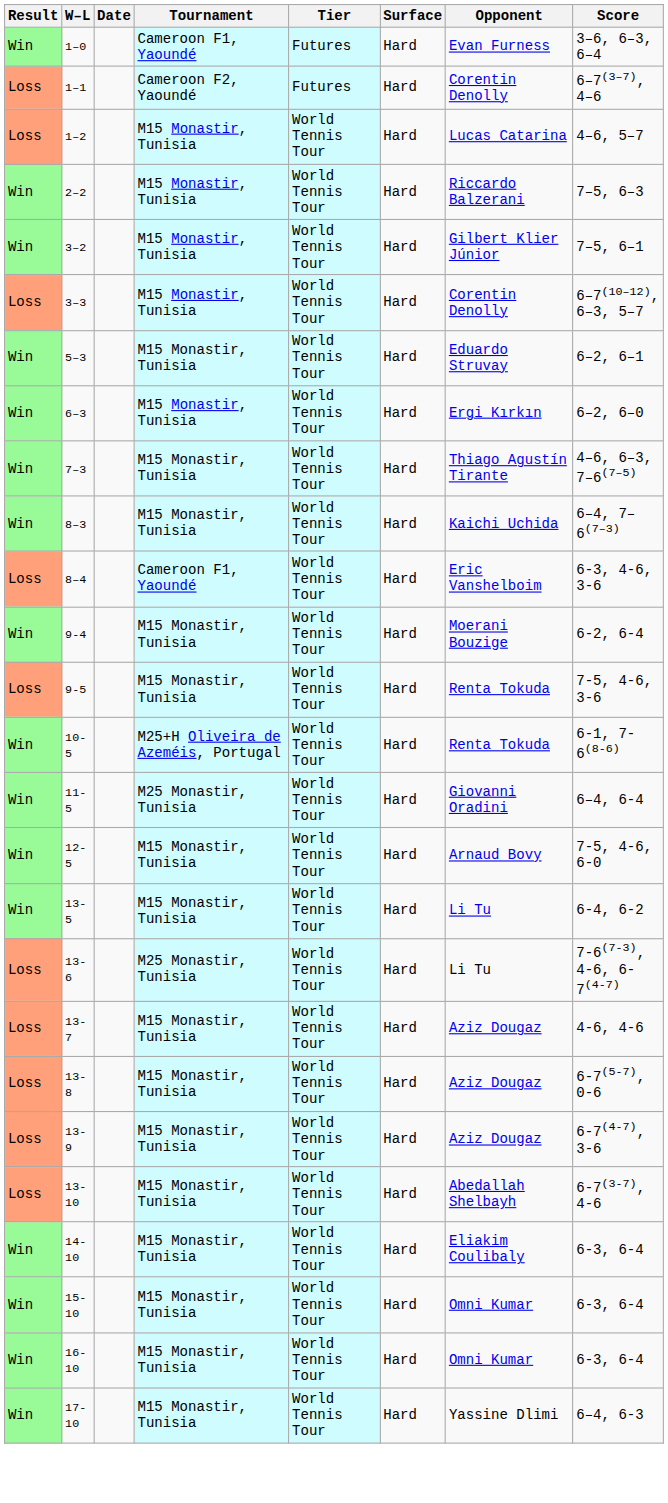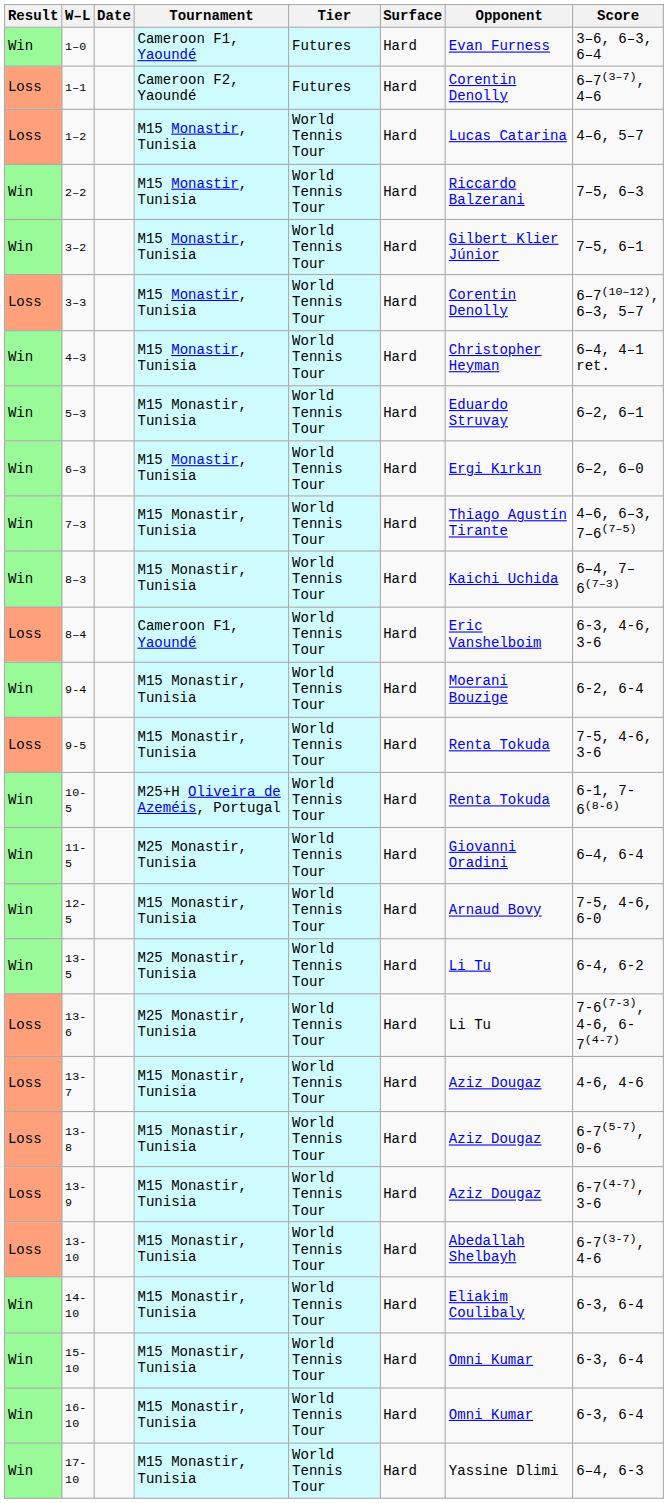+ row: (76, 358)
(192, 911) M15 Monastir, Tunisia -> (192, 966) M25 Monastir, Tunisia
